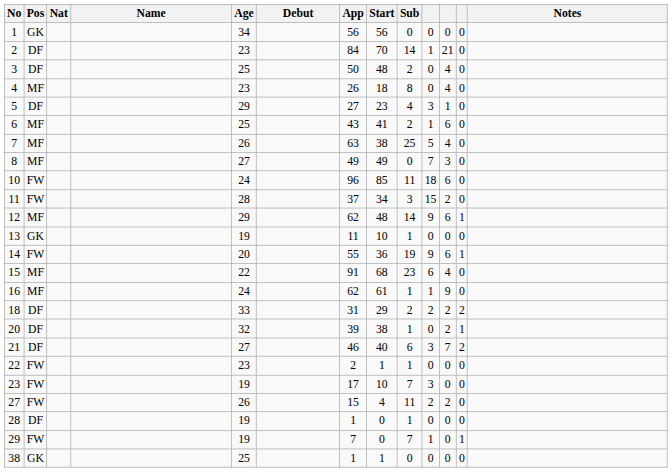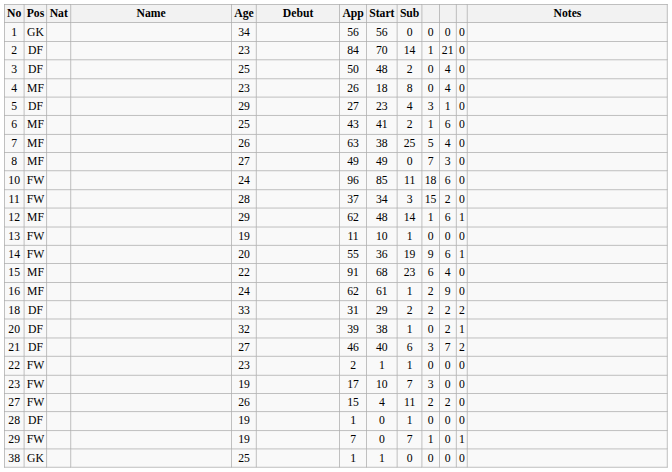(431, 217) 9 -> (431, 217) 1
(35, 236) GK -> (35, 236) FW
(431, 291) 1 -> (431, 291) 2
